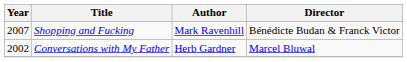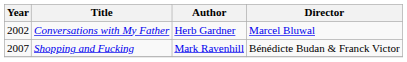rows swapped: (102, 48) <-> (84, 30)
